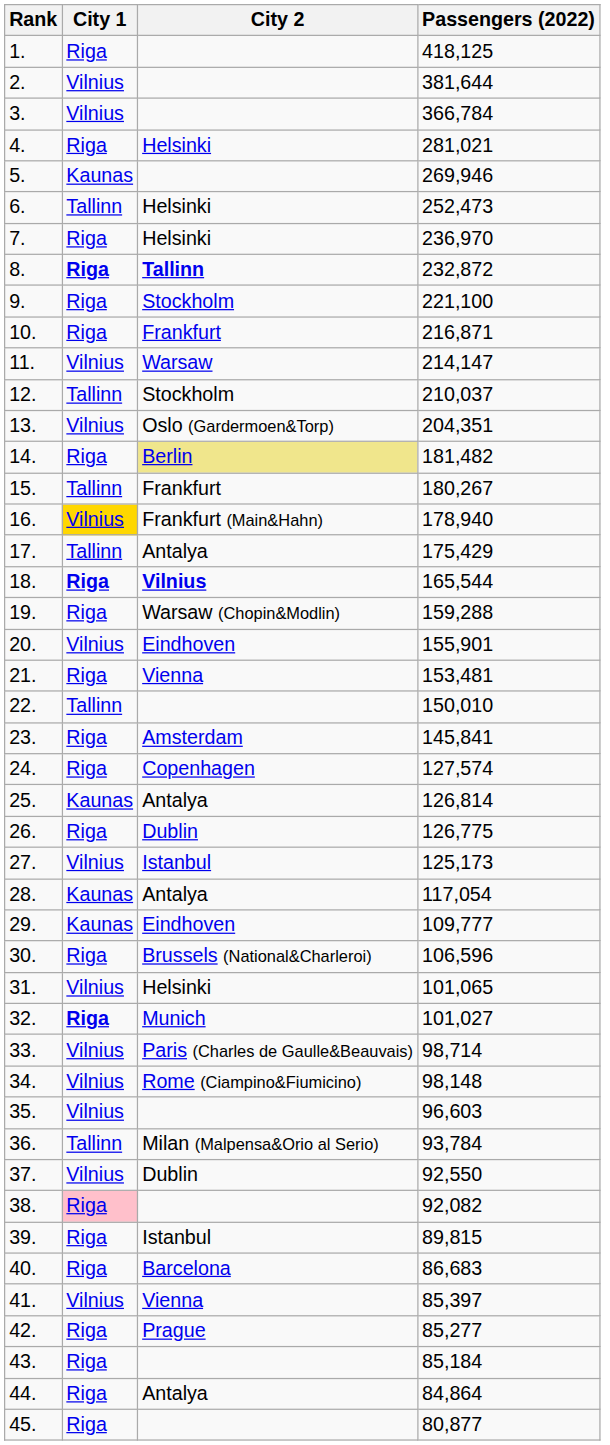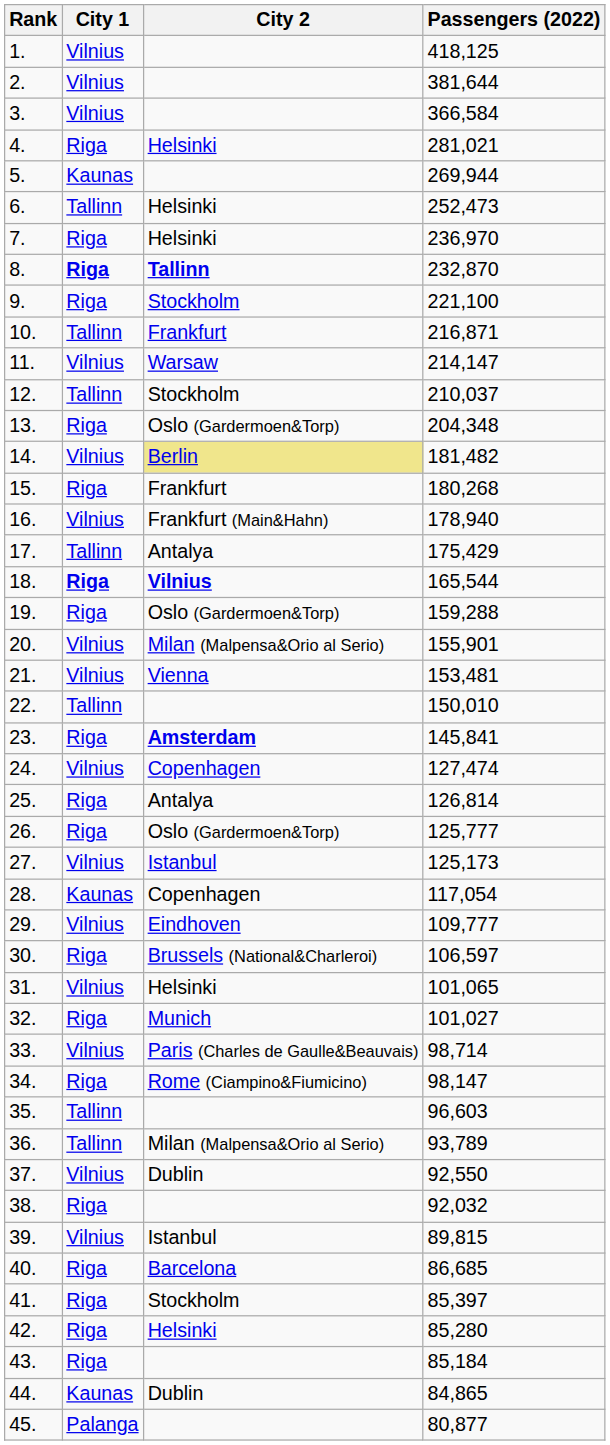(87, 51) Riga -> (95, 51) Vilnius
(458, 113) 366,784 -> (463, 113) 366,584
(458, 176) 269,946 -> (463, 176) 269,944
(458, 269) 232,872 -> (463, 269) 232,870
(87, 332) Riga -> (94, 332) Tallinn
(95, 425) Vilnius -> (87, 425) Riga
(458, 425) 204,351 -> (463, 425) 204,348
(87, 457) Riga -> (95, 457) Vilnius
(94, 488) Tallinn -> (87, 488) Riga
(458, 488) 180,267 -> (463, 488) 180,268
(95, 519) gold background -> (95, 519) no background
(241, 613) Warsaw (Chopin&Modlin) -> (243, 613) Oslo (Gardermoen&Torp)
(189, 644) Eindhoven -> (266, 644) Milan (Malpensa&Orio al Serio)
(87, 675) Riga -> (95, 675) Vilnius
(192, 737) normal -> (202, 737) bold
(87, 769) Riga -> (95, 769) Vilnius
(458, 769) 127,574 -> (463, 769) 127,474
(100, 800) Kaunas -> (87, 800) Riga
(170, 831) Dublin -> (243, 831) Oslo (Gardermoen&Torp)
(458, 831) 126,775 -> (463, 831) 125,777
(175, 894) Antalya -> (204, 894) Copenhagen
(100, 925) Kaunas -> (95, 925) Vilnius
(458, 956) 106,596 -> (463, 956) 106,597
(88, 1018) bold -> (87, 1018) normal
(95, 1081) Vilnius -> (87, 1081) Riga
(452, 1081) 98,148 -> (458, 1081) 98,147
(95, 1112) Vilnius -> (94, 1112) Tallinn
(452, 1143) 93,784 -> (458, 1143) 93,789
(87, 1206) pink background -> (87, 1206) no background
(452, 1206) 92,082 -> (458, 1206) 92,032
(87, 1237) Riga -> (95, 1237) Vilnius
(452, 1268) 86,683 -> (458, 1268) 86,685
(95, 1299) Vilnius -> (87, 1299) Riga
(173, 1299) Vienna -> (194, 1299) Stockholm
(174, 1330) Prague -> (182, 1330) Helsinki
(452, 1330) 85,277 -> (458, 1330) 85,280
(87, 1393) Riga -> (100, 1393) Kaunas
(175, 1393) Antalya -> (176, 1393) Dublin
(452, 1393) 84,864 -> (458, 1393) 84,865
(87, 1424) Riga -> (102, 1424) Palanga
